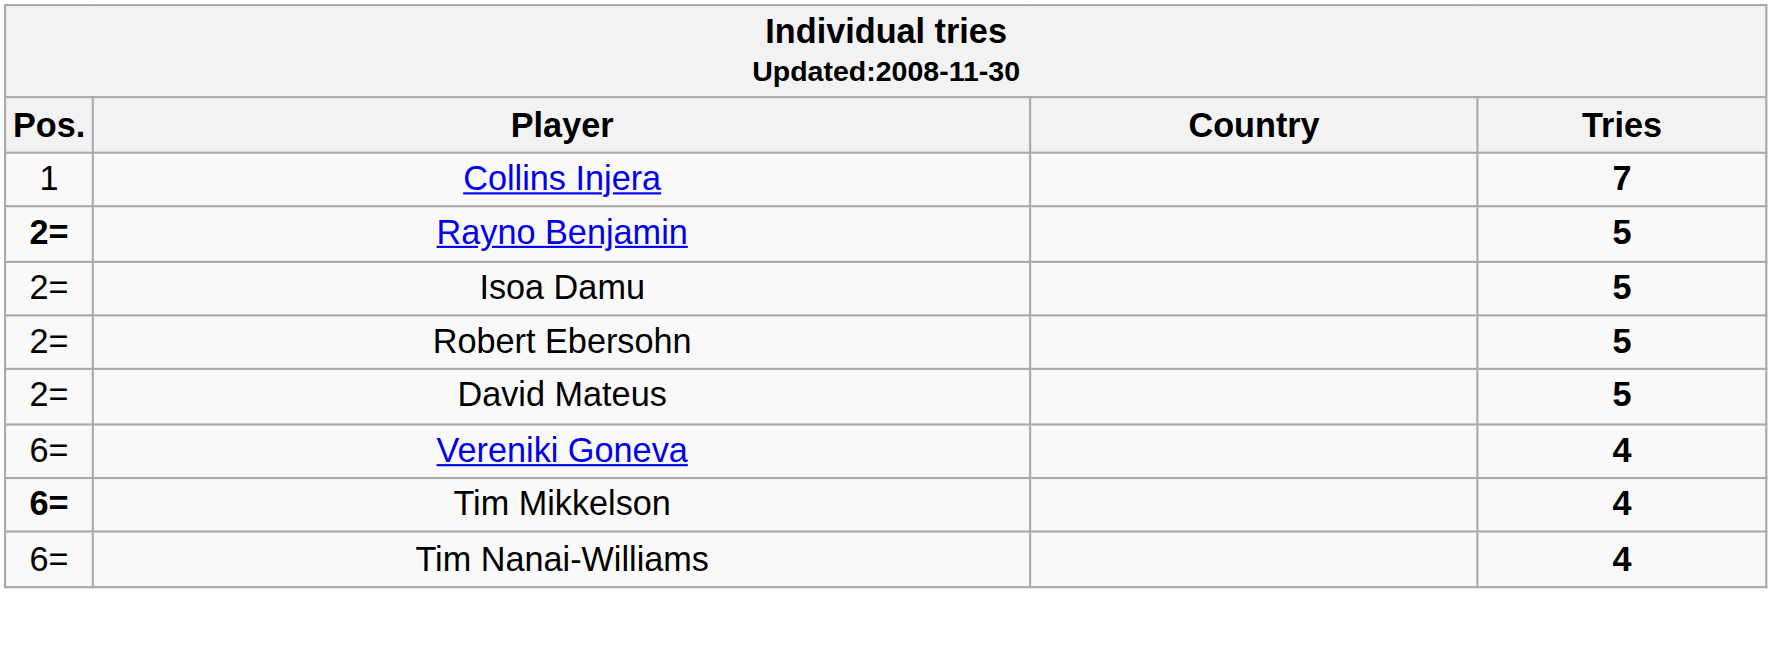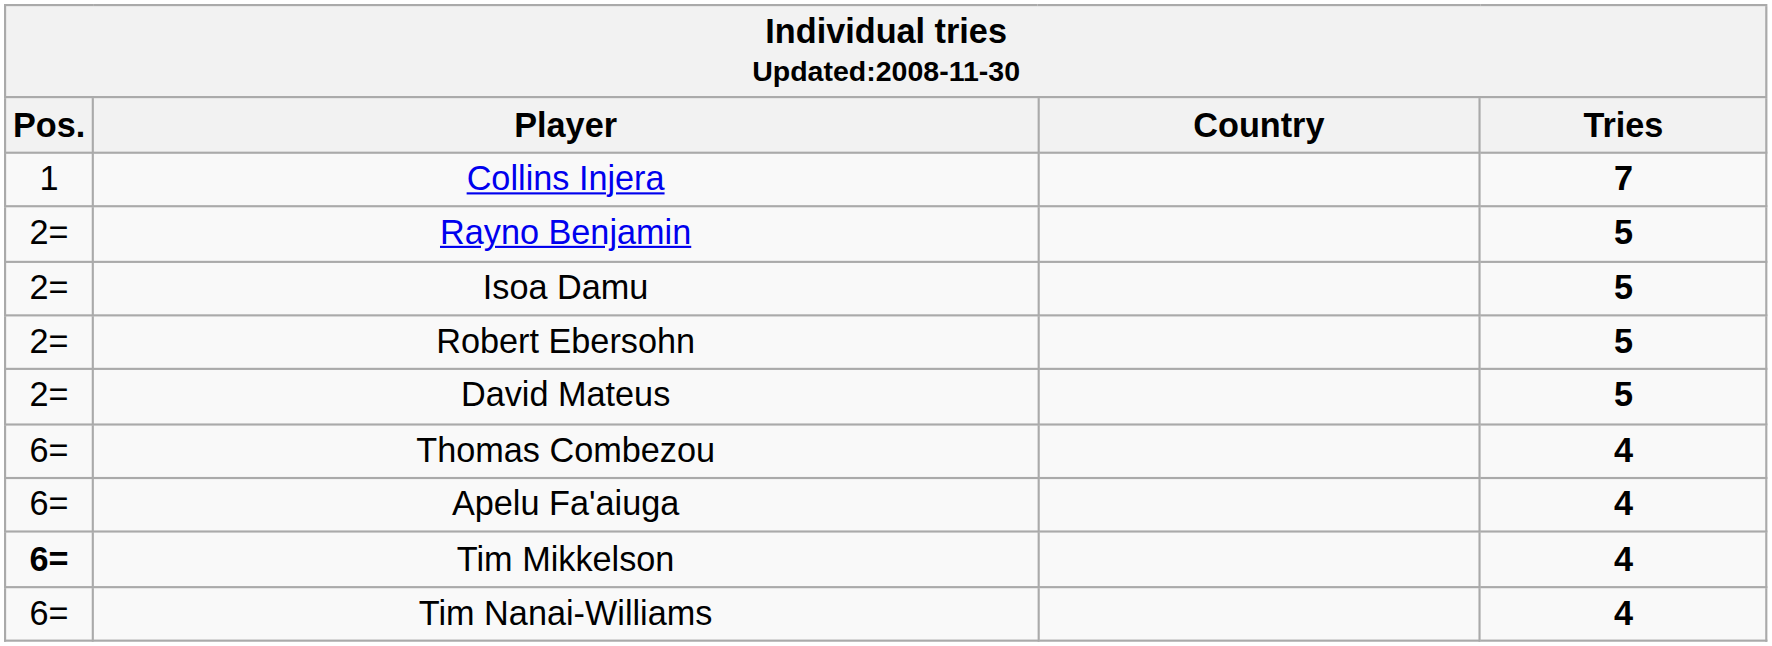(49, 233) bold -> (49, 233) normal
+ row: (566, 450)
+ row: (566, 504)
- row: (562, 450)
